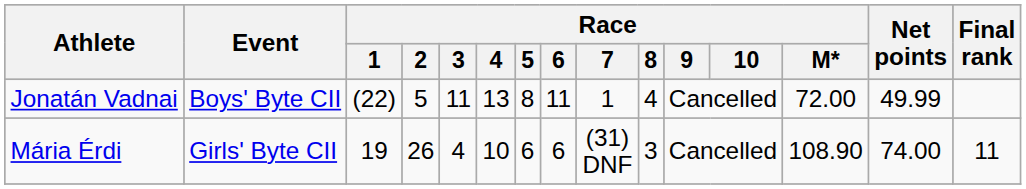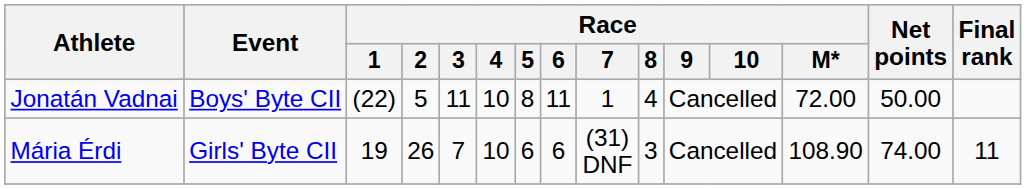(496, 99) 13 -> (496, 99) 10
(911, 99) 49.99 -> (911, 99) 50.00
(458, 151) 4 -> (458, 151) 7
